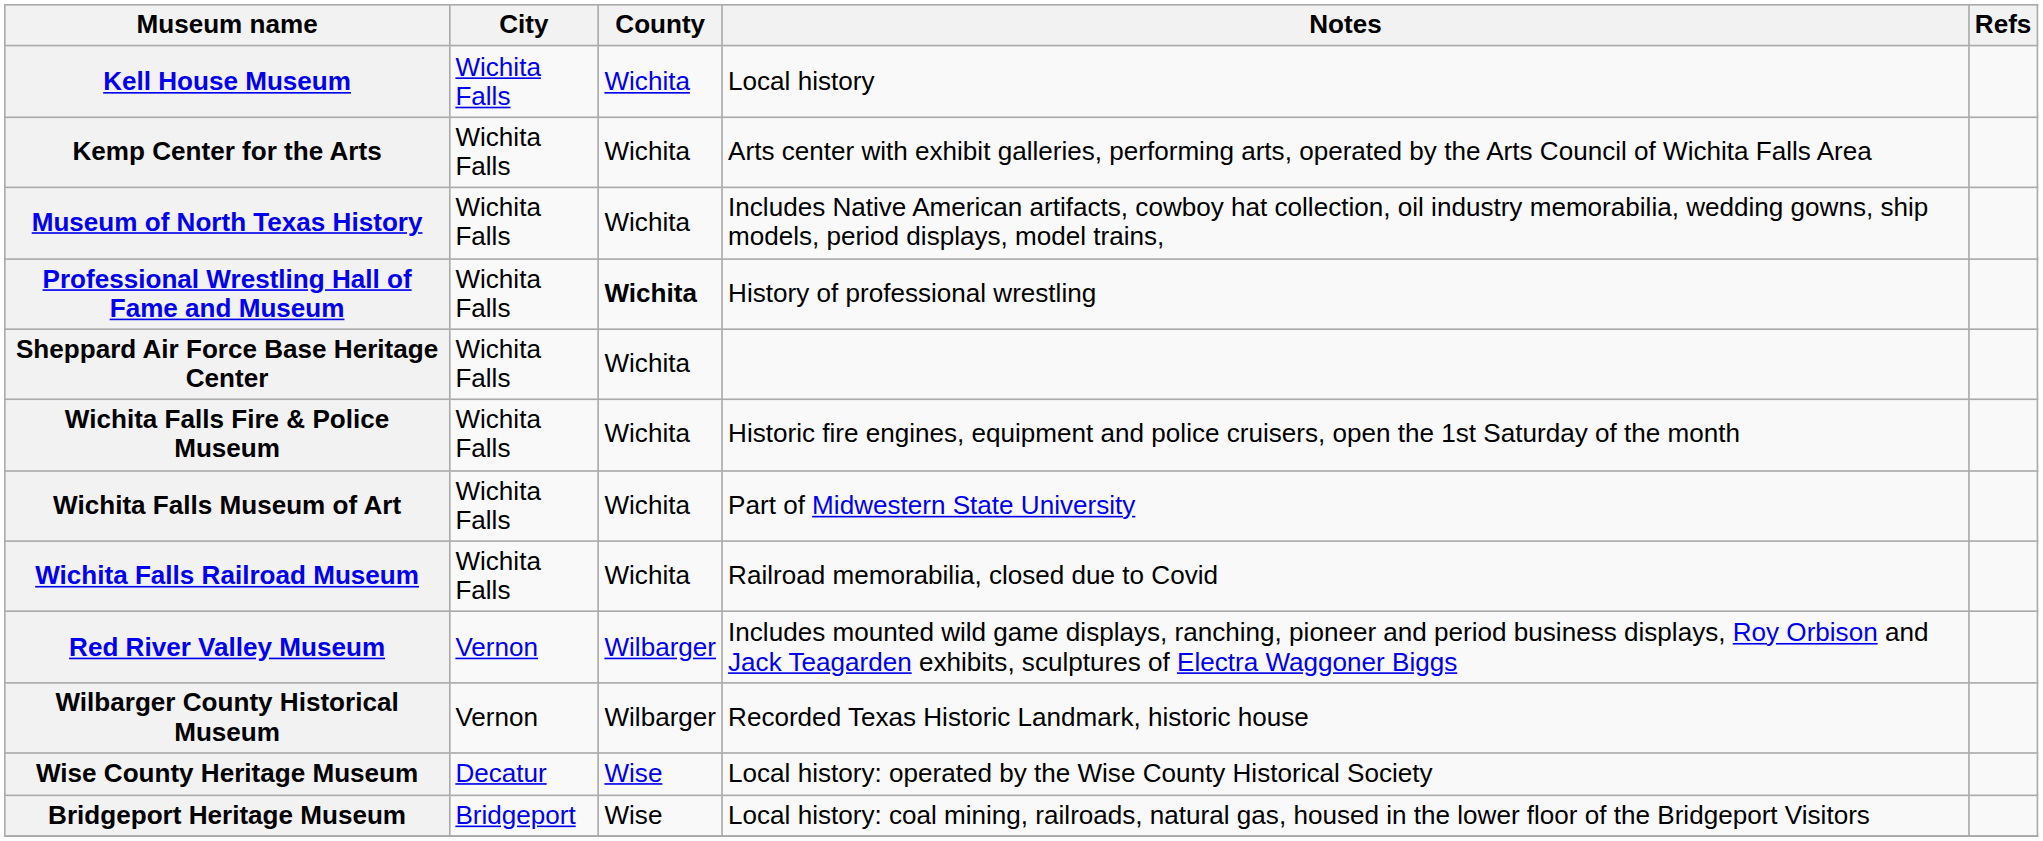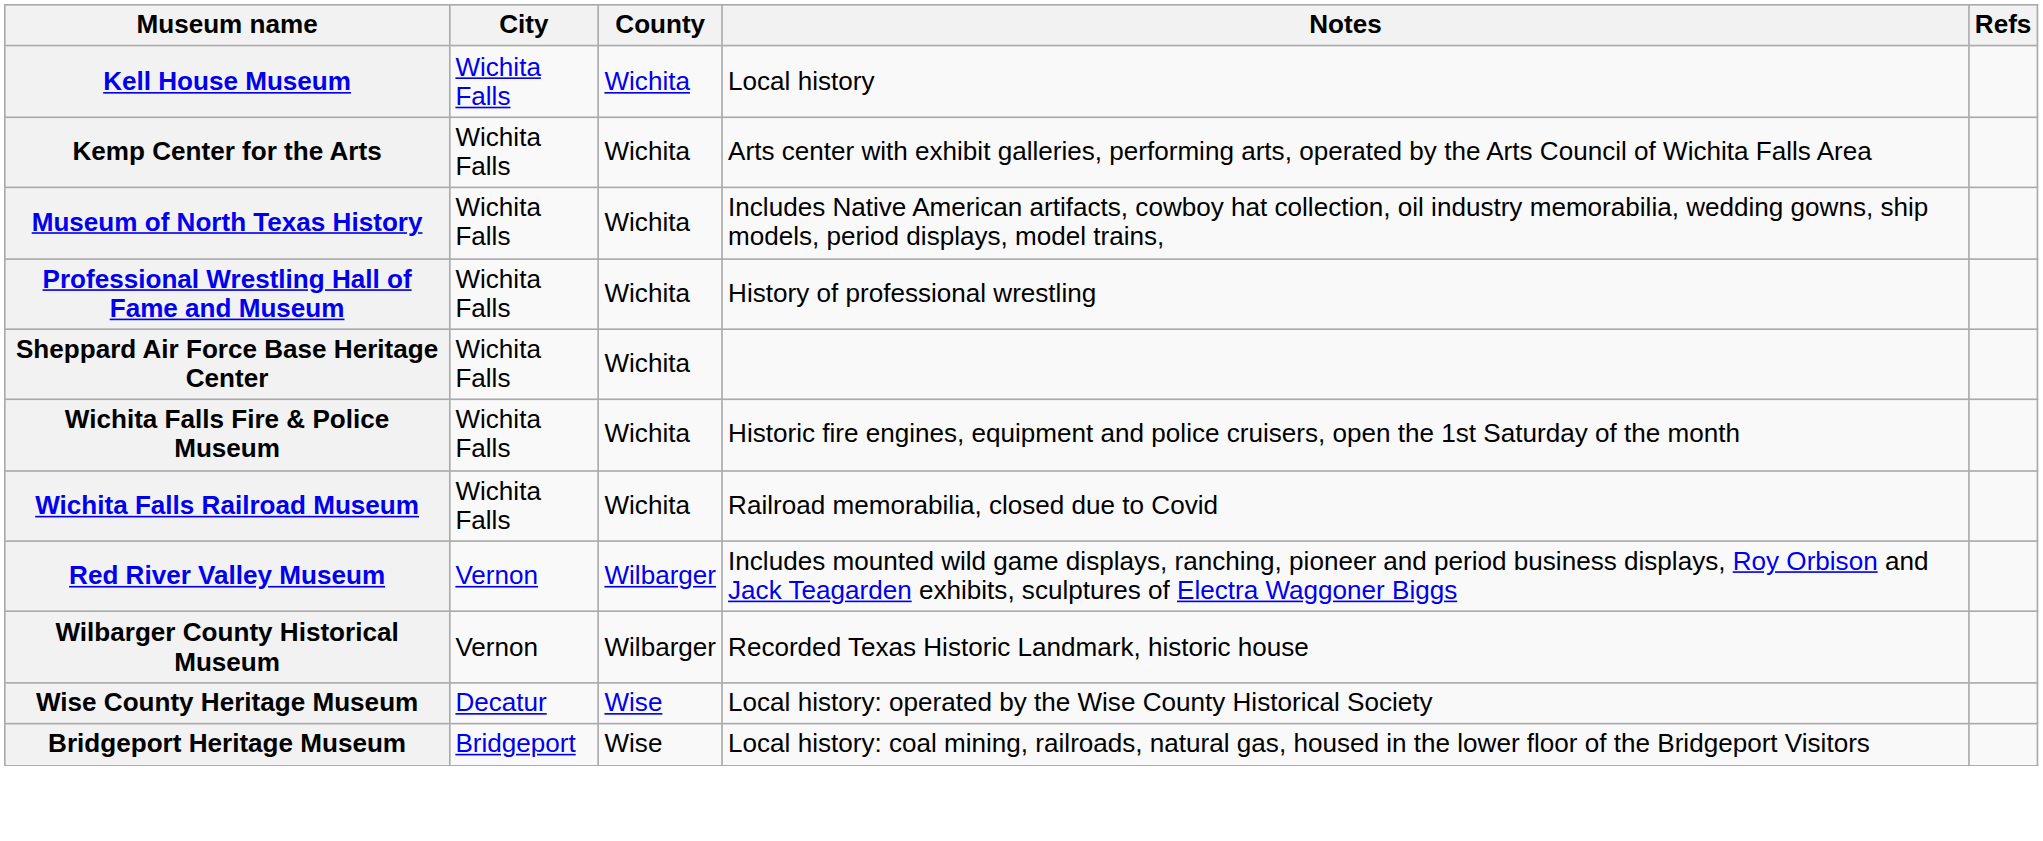(651, 293) bold -> (647, 293) normal
- row: (227, 505)
